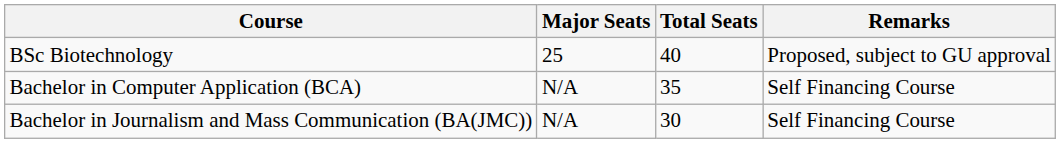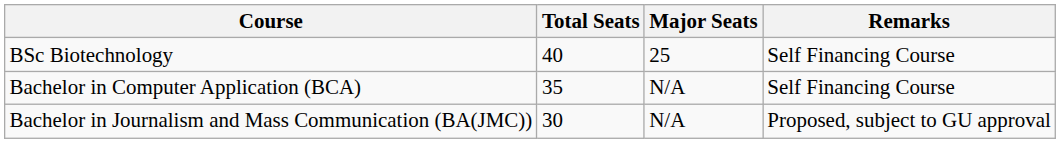columns swapped: (709, 21) <-> (596, 21)
(909, 54) Proposed, subject to GU approval -> (861, 54) Self Financing Course
(861, 120) Self Financing Course -> (909, 120) Proposed, subject to GU approval
